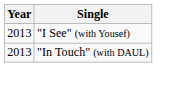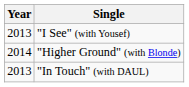+ row: (109, 52)
